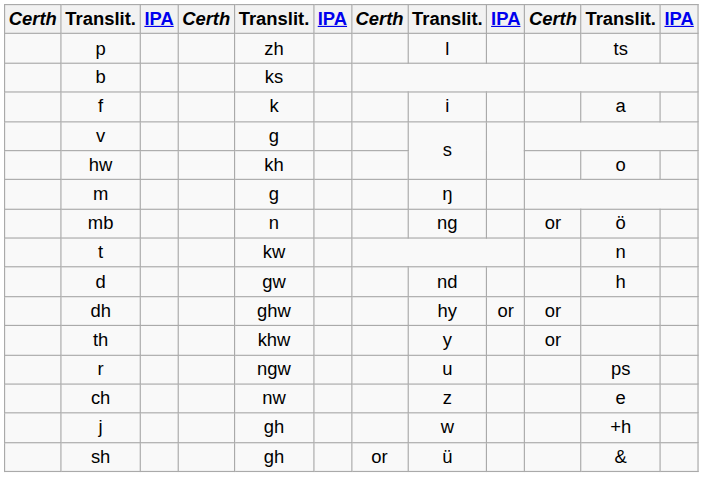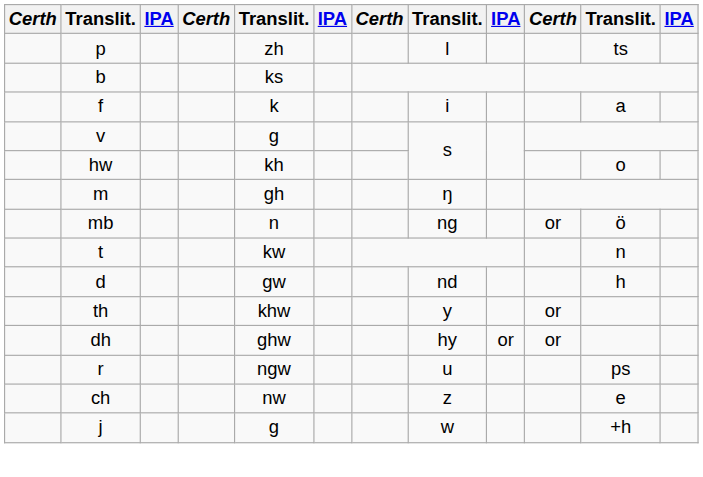(274, 194) g -> (274, 194) gh
rows swapped: (101, 340) <-> (101, 310)
(274, 427) gh -> (274, 427) g
- row: (101, 456)
